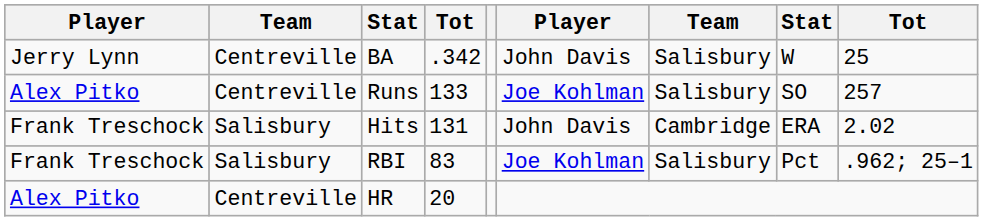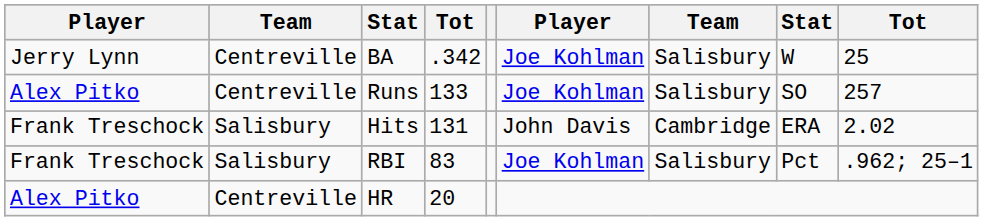(566, 58) John Davis -> (573, 58) Joe Kohlman
